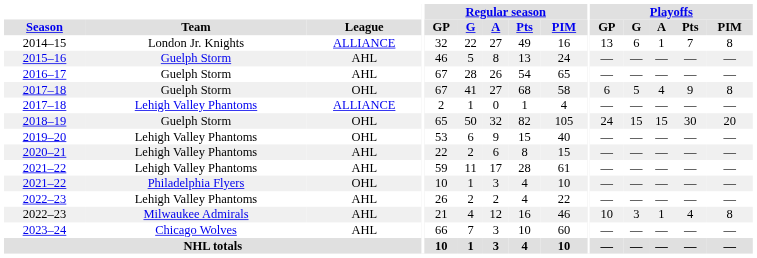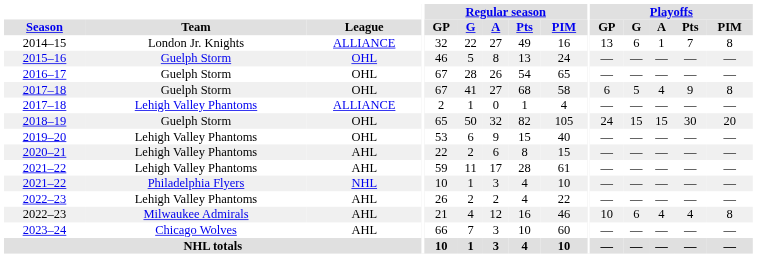(364, 58) AHL -> (364, 58) OHL
(364, 74) AHL -> (364, 74) OHL
(364, 183) OHL -> (364, 183) NHL
(636, 214) 3 -> (636, 214) 6
(661, 214) 1 -> (661, 214) 4
